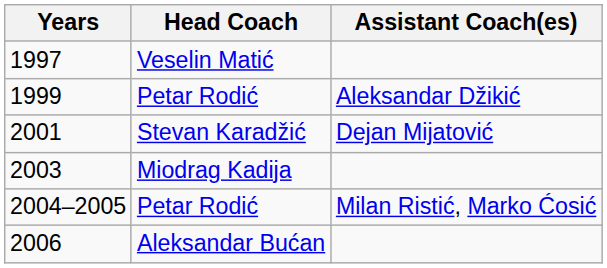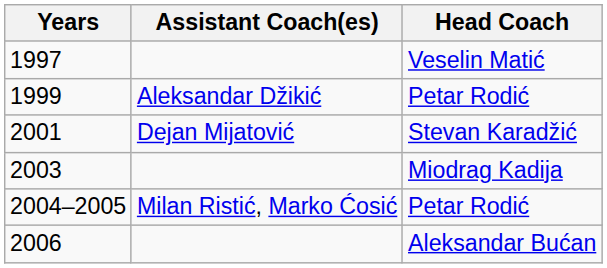columns swapped: (231, 22) <-> (466, 22)
